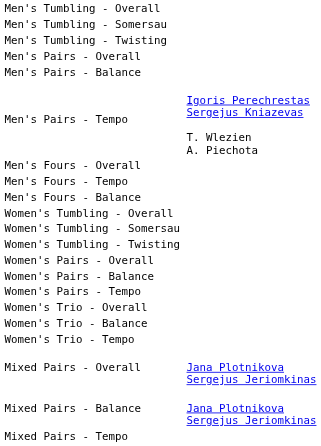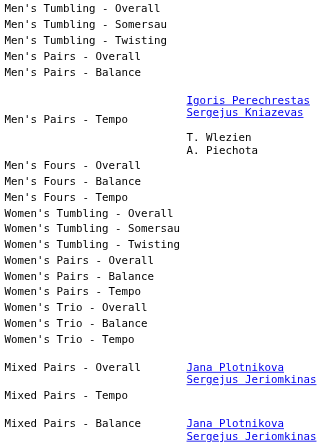rows swapped: (73, 197) <-> (66, 181)
rows swapped: (73, 408) <-> (66, 436)
